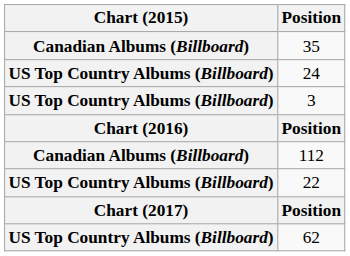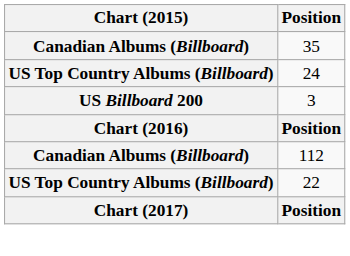(141, 100) US Top Country Albums (Billboard) -> (141, 100) US Billboard 200
- row: (311, 237)
